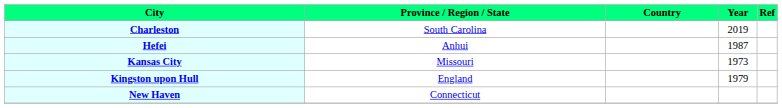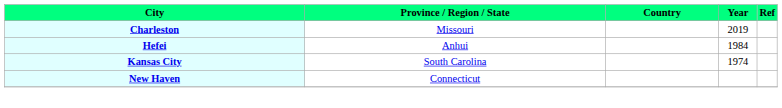(455, 29) South Carolina -> (455, 29) Missouri
(738, 45) 1987 -> (738, 45) 1984
(455, 62) Missouri -> (455, 62) South Carolina
(738, 62) 1973 -> (738, 62) 1974
- row: (155, 78)
